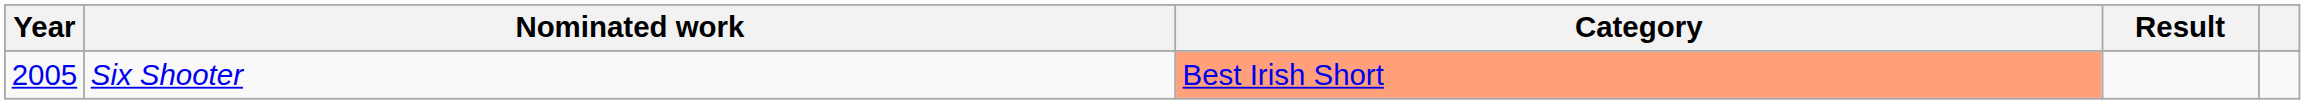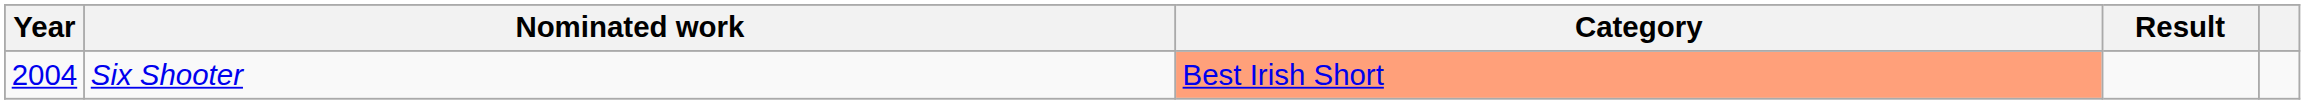(44, 74) 2005 -> (44, 74) 2004
